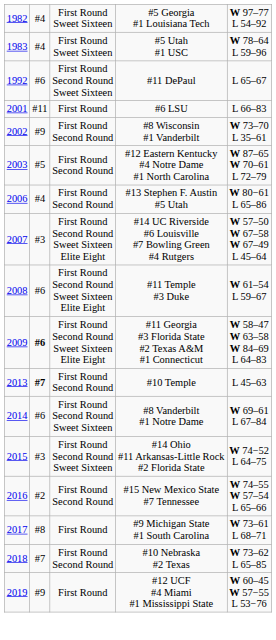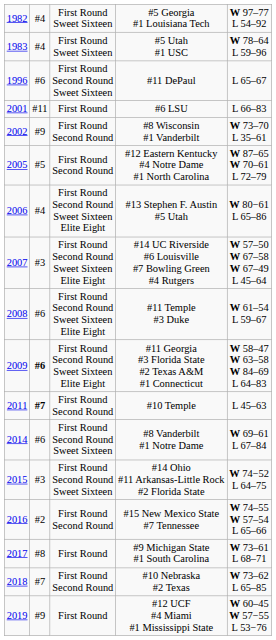(17, 80) 1992 -> (17, 80) 1996
(17, 165) 2003 -> (17, 165) 2005
(83, 199) First Round Second Round -> (83, 211) First Round Second Round Sweet Sixteen Elite Eight
(17, 382) 2013 -> (17, 405) 2011
